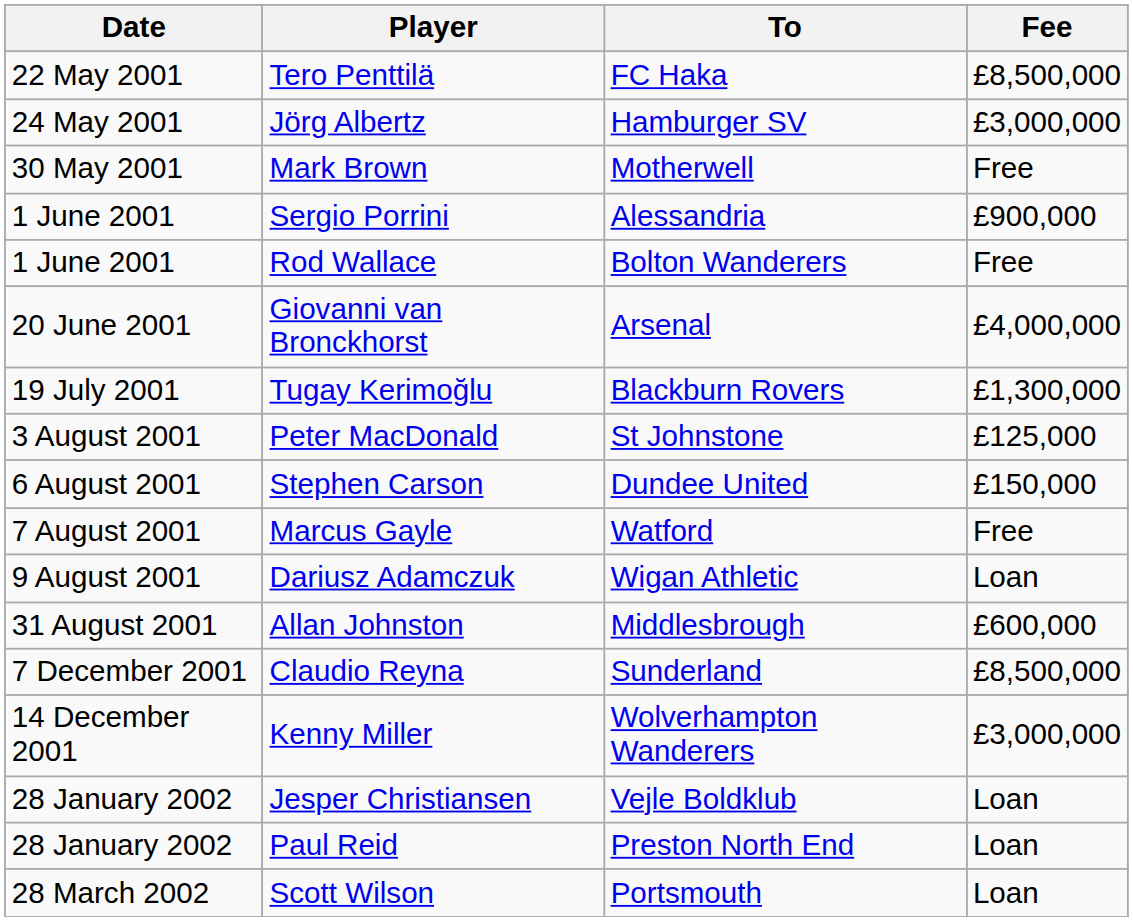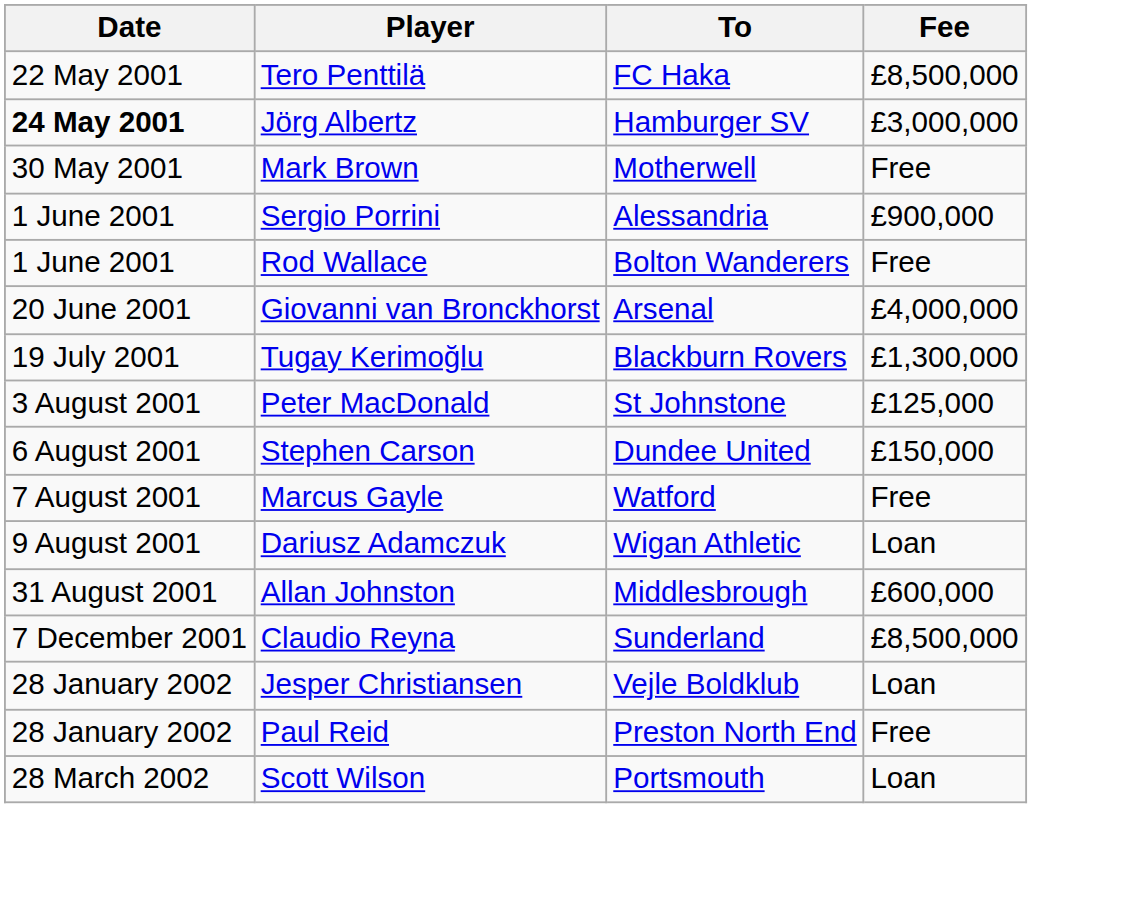(97, 121) normal -> (98, 121) bold
- row: (351, 735)
(1006, 845) Loan -> (901, 732) Free
